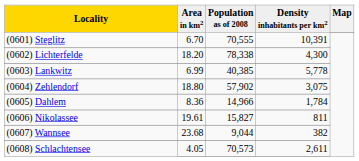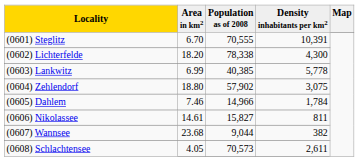(195, 102) 8.36 -> (195, 102) 7.46
(192, 117) 19.61 -> (192, 117) 14.61
